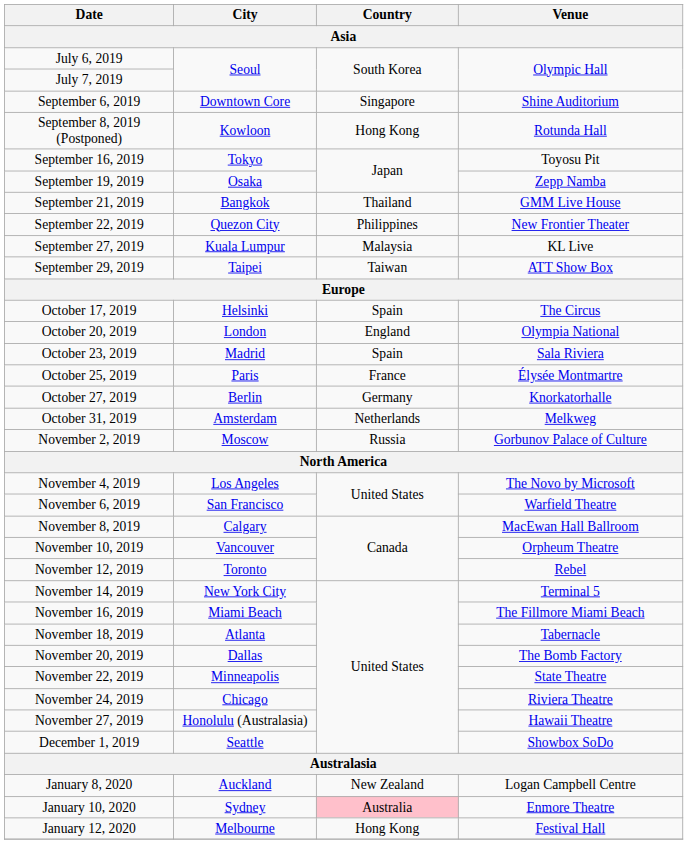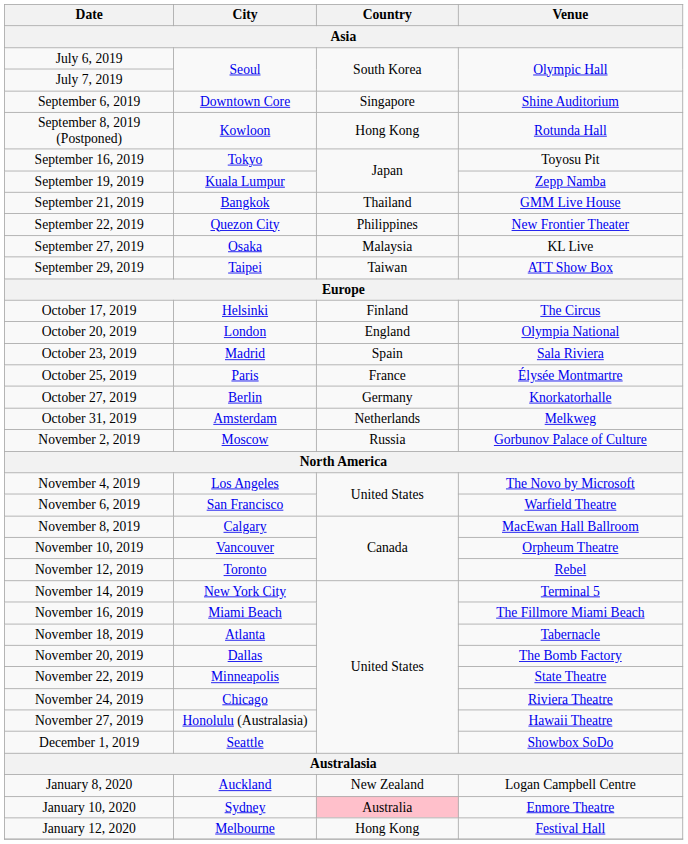(245, 181) Osaka -> (245, 181) Kuala Lumpur
(245, 246) Kuala Lumpur -> (245, 246) Osaka
(387, 310) Spain -> (387, 310) Finland
